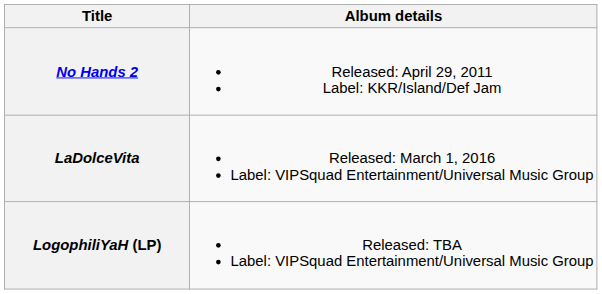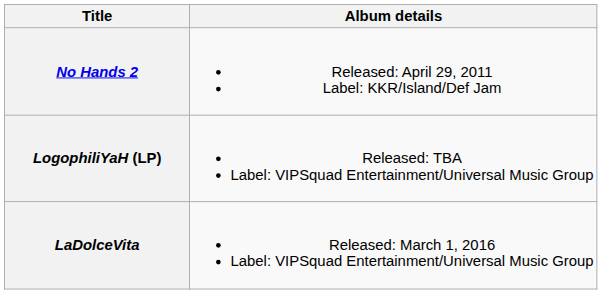rows swapped: (97, 158) <-> (97, 245)
